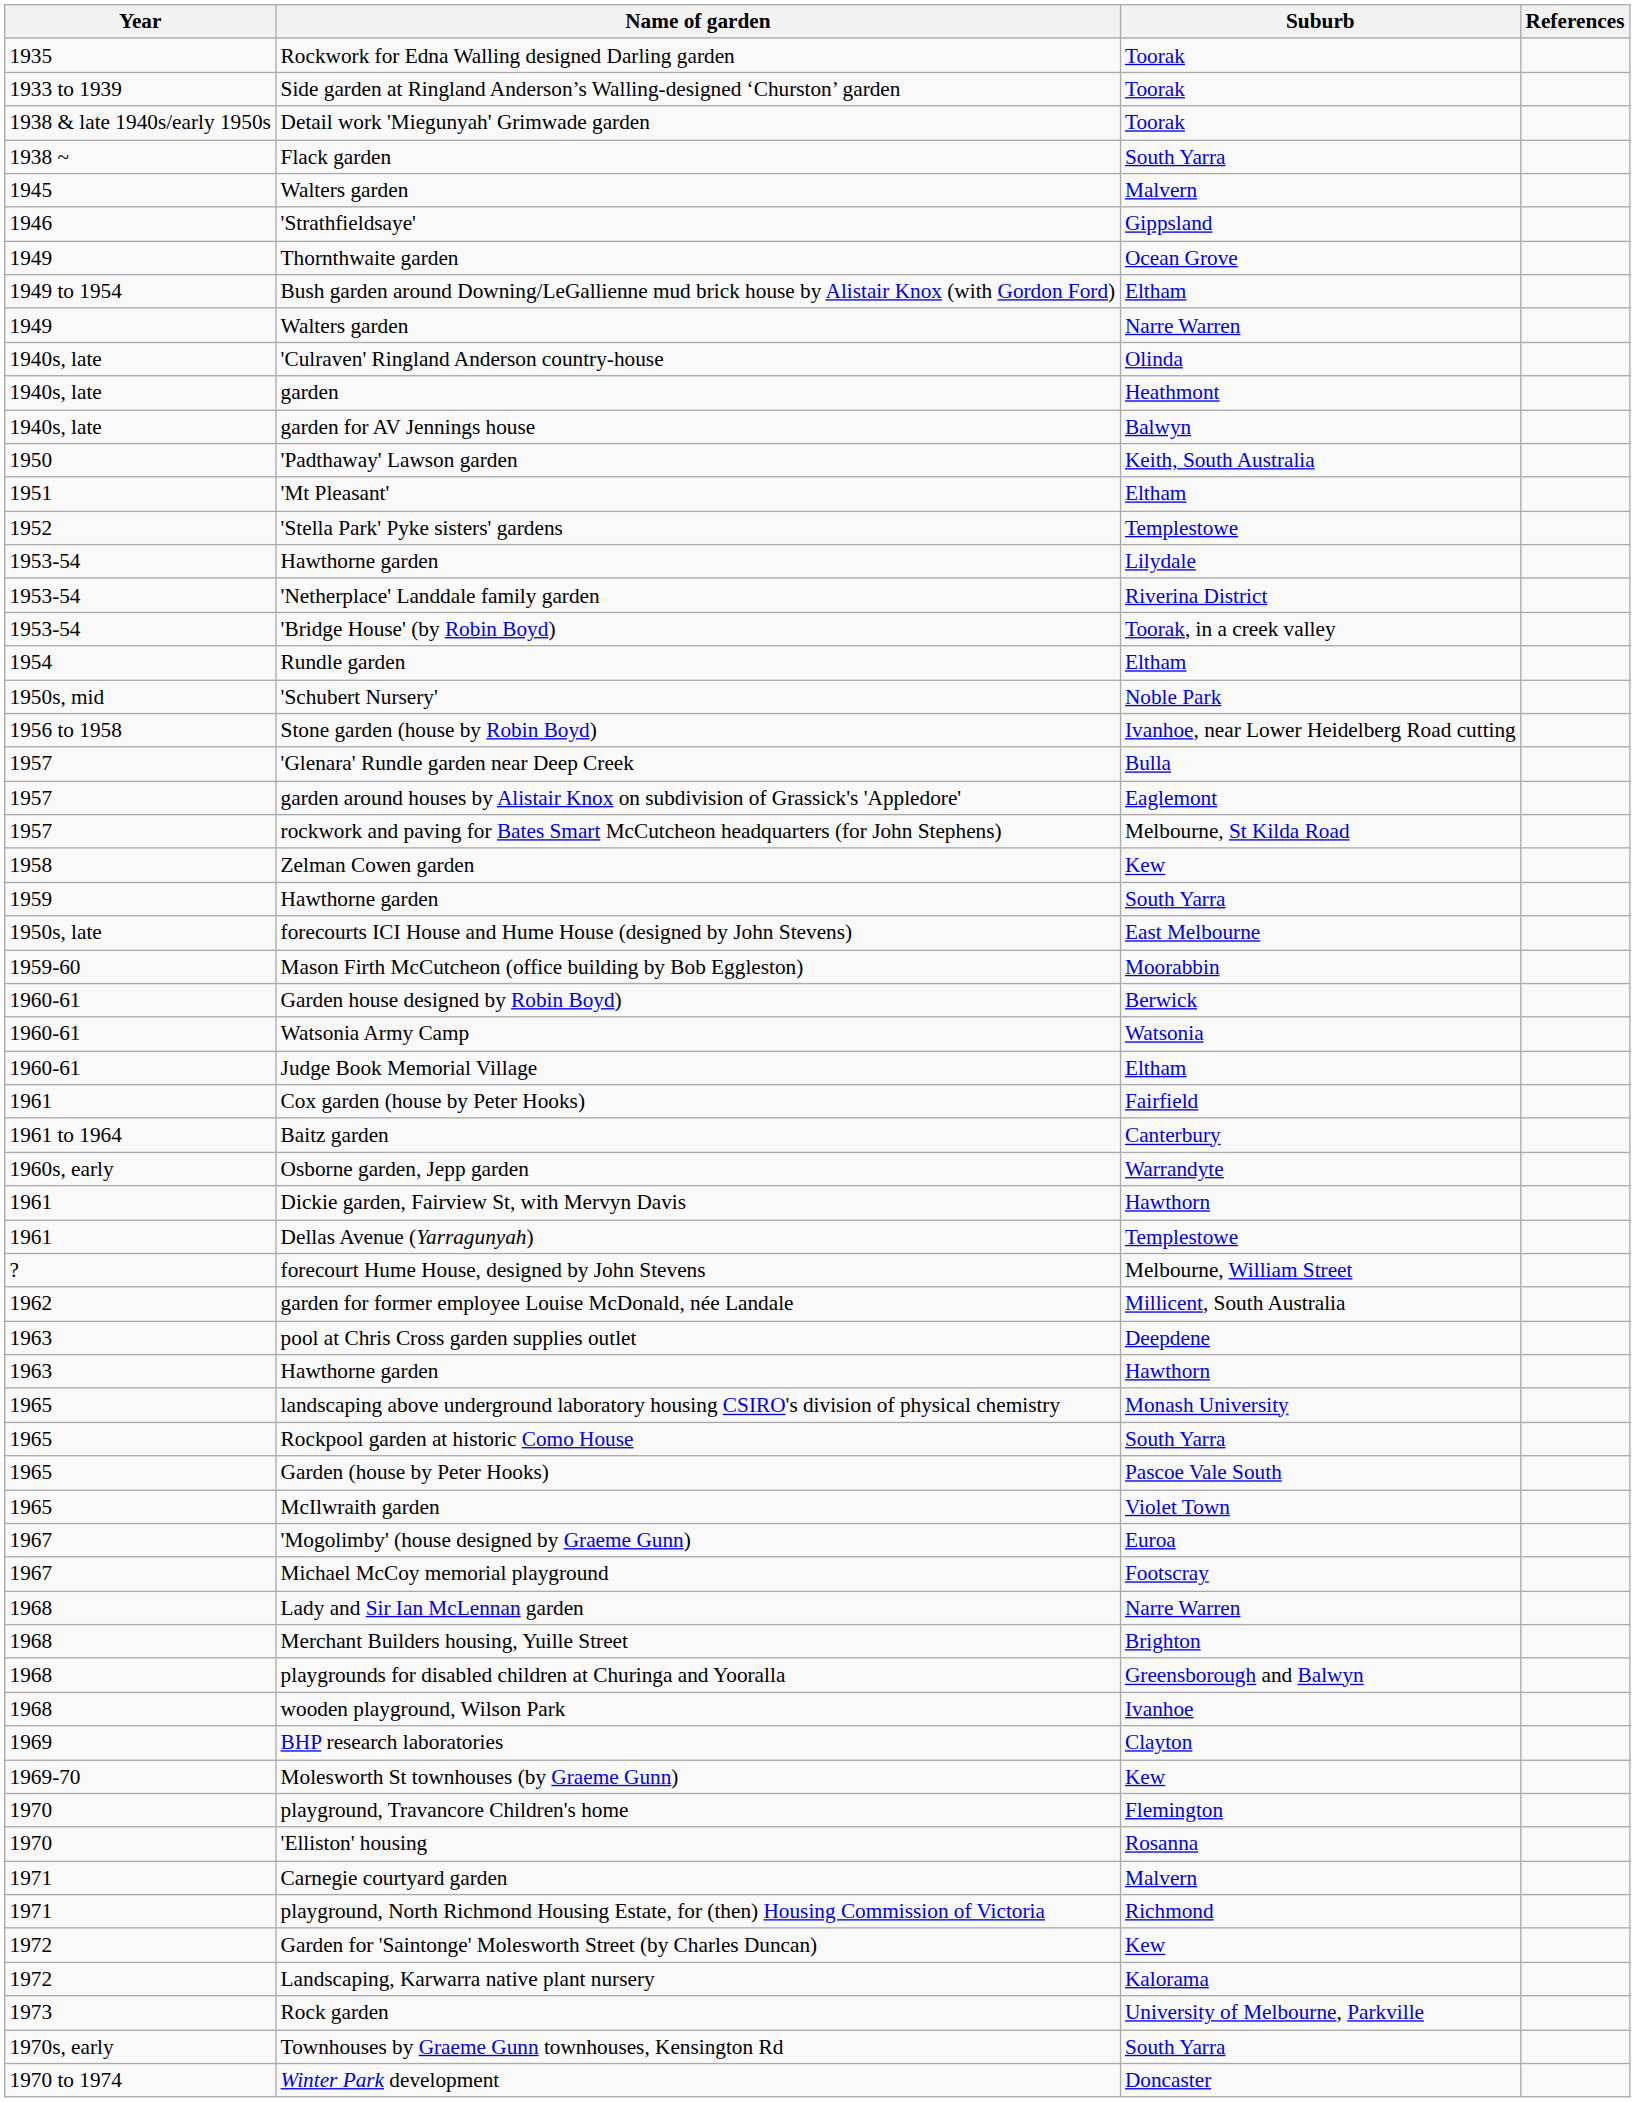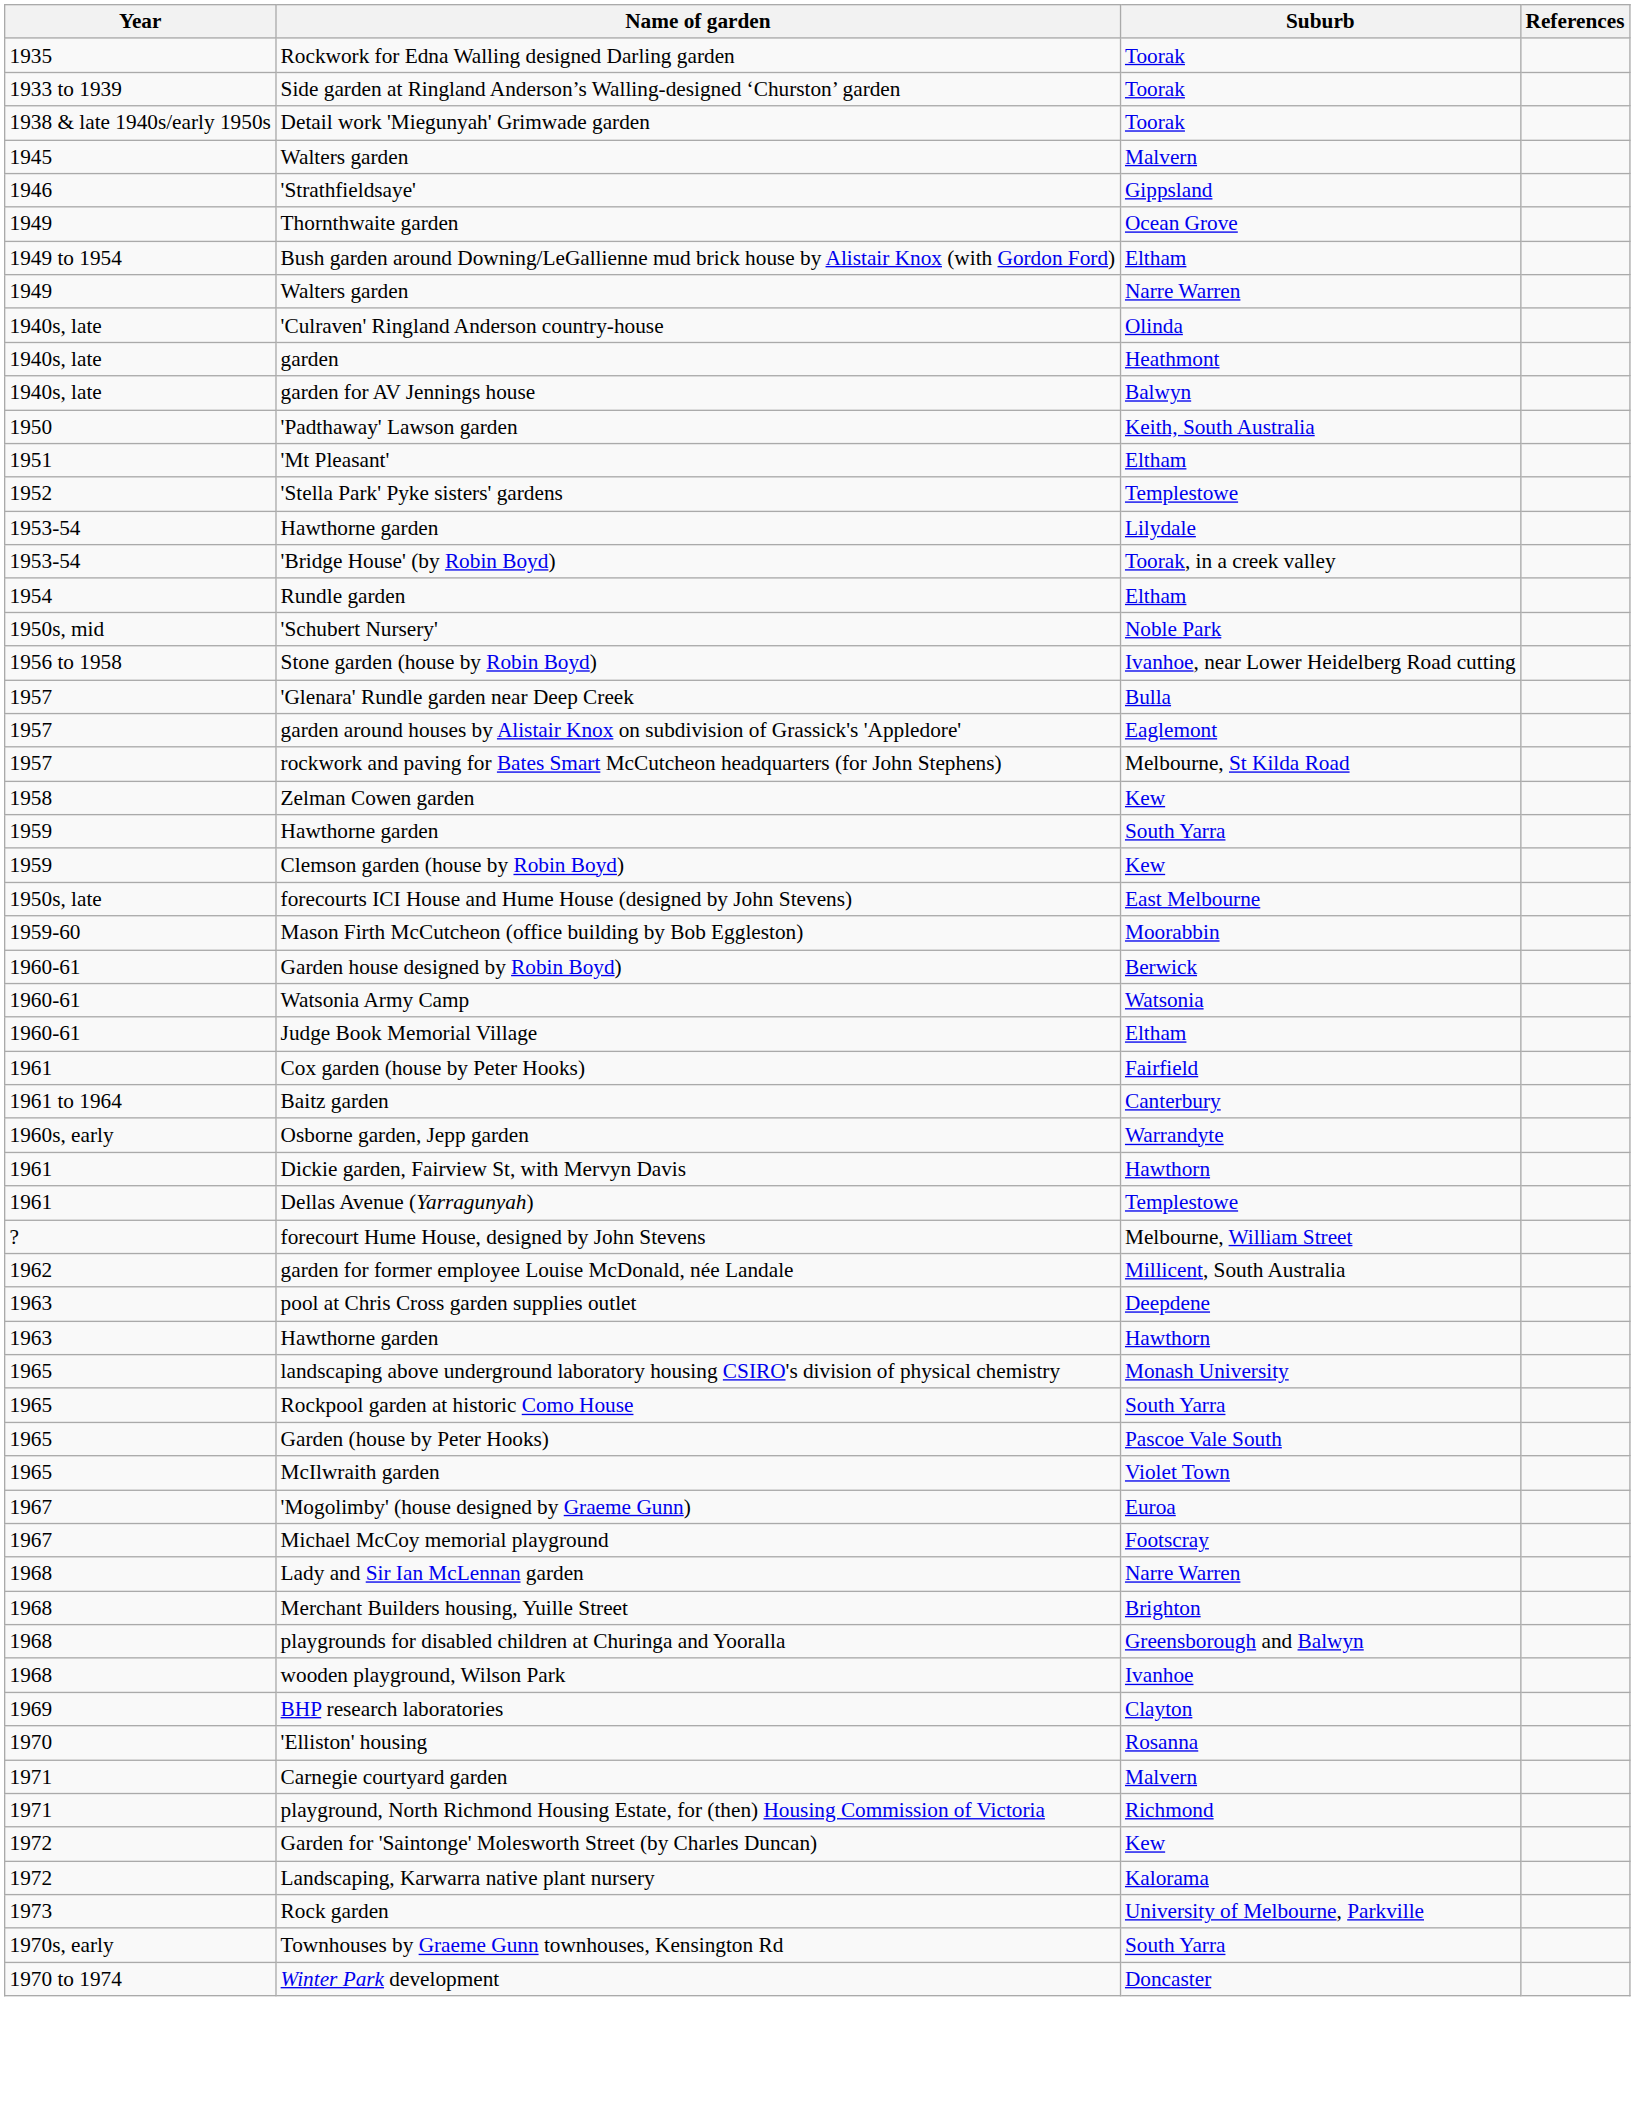- row: (336, 156)
- row: (440, 595)
+ row: (452, 865)
- row: (480, 1776)
- row: (455, 1810)
